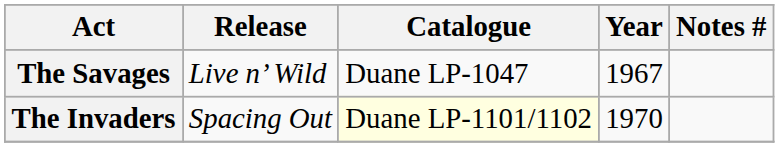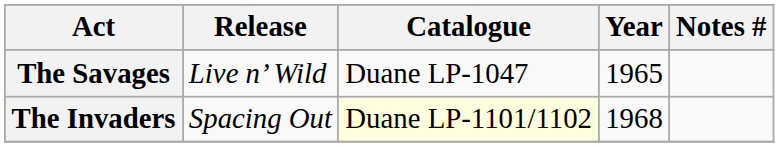(634, 73) 1967 -> (634, 73) 1965
(634, 118) 1970 -> (634, 118) 1968
